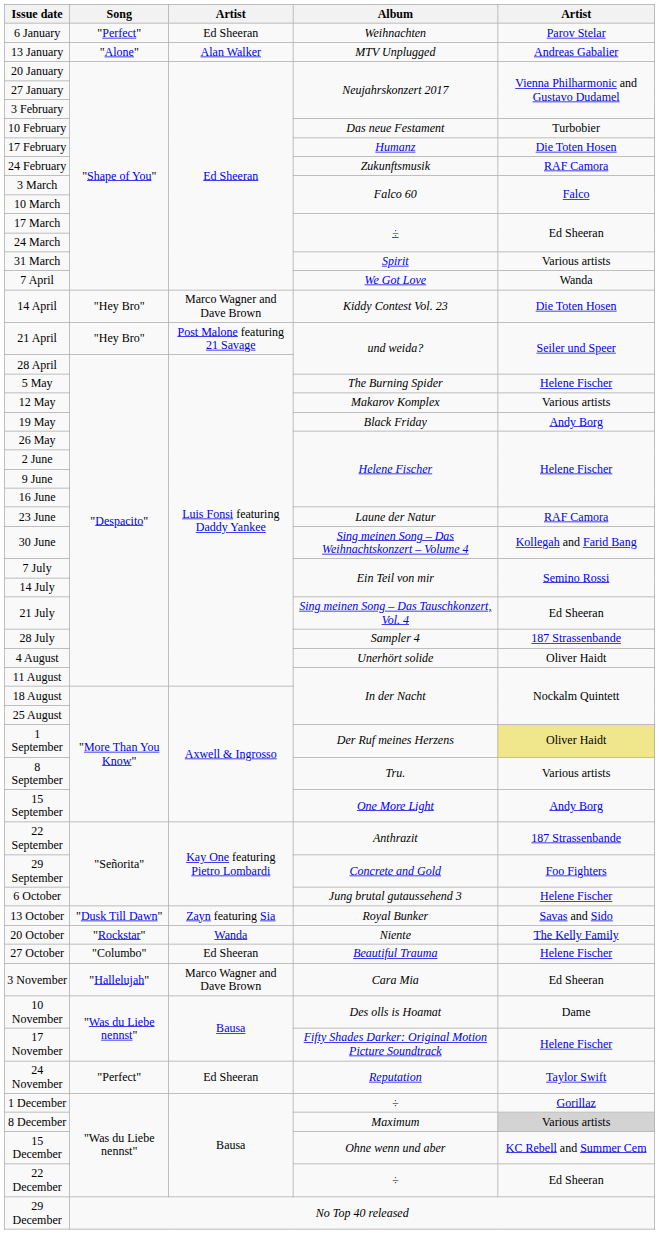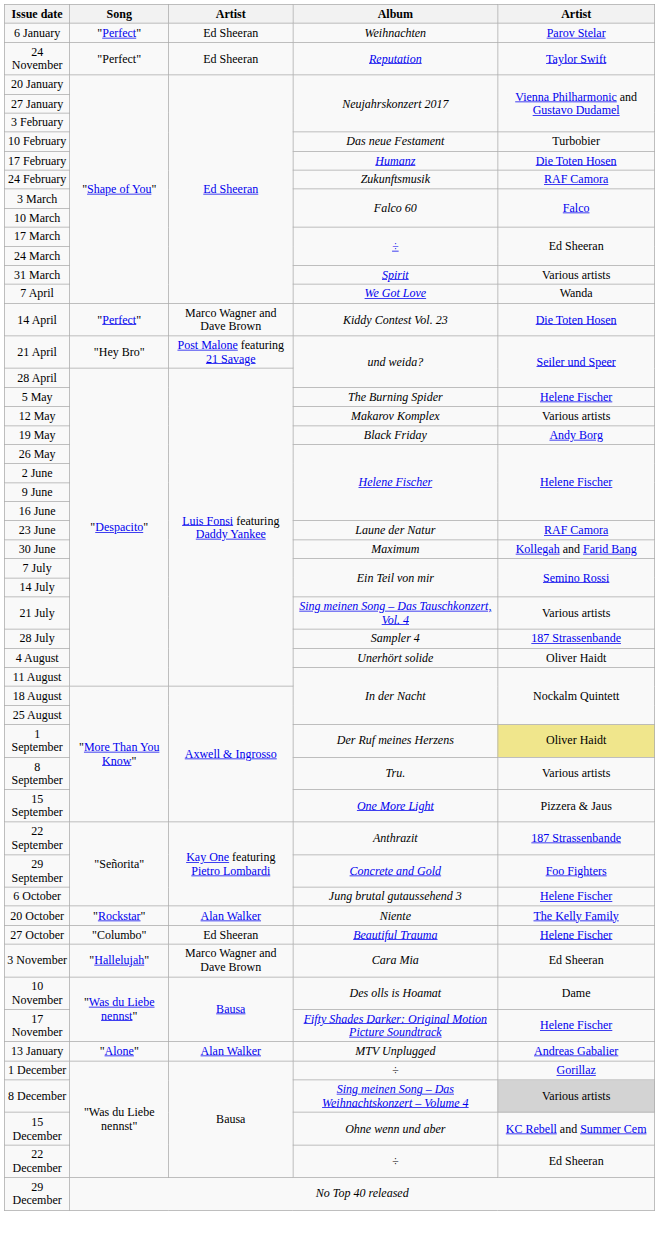rows swapped: (37, 52) <-> (37, 1077)
(119, 306) "Hey Bro" -> (119, 319) "Perfect"
(395, 542) Sing meinen Song – Das Weihnachtskonzert – Volume 4 -> (395, 549) Maximum
(576, 613) Ed Sheeran -> (576, 613) Various artists
(576, 805) Andy Borg -> (576, 805) Pizzera & Jaus
- row: (37, 915)
(231, 934) Wanda -> (231, 915) Alan Walker
(395, 1122) Maximum -> (395, 1096) Sing meinen Song – Das Weihnachtskonzert – Volume 4
